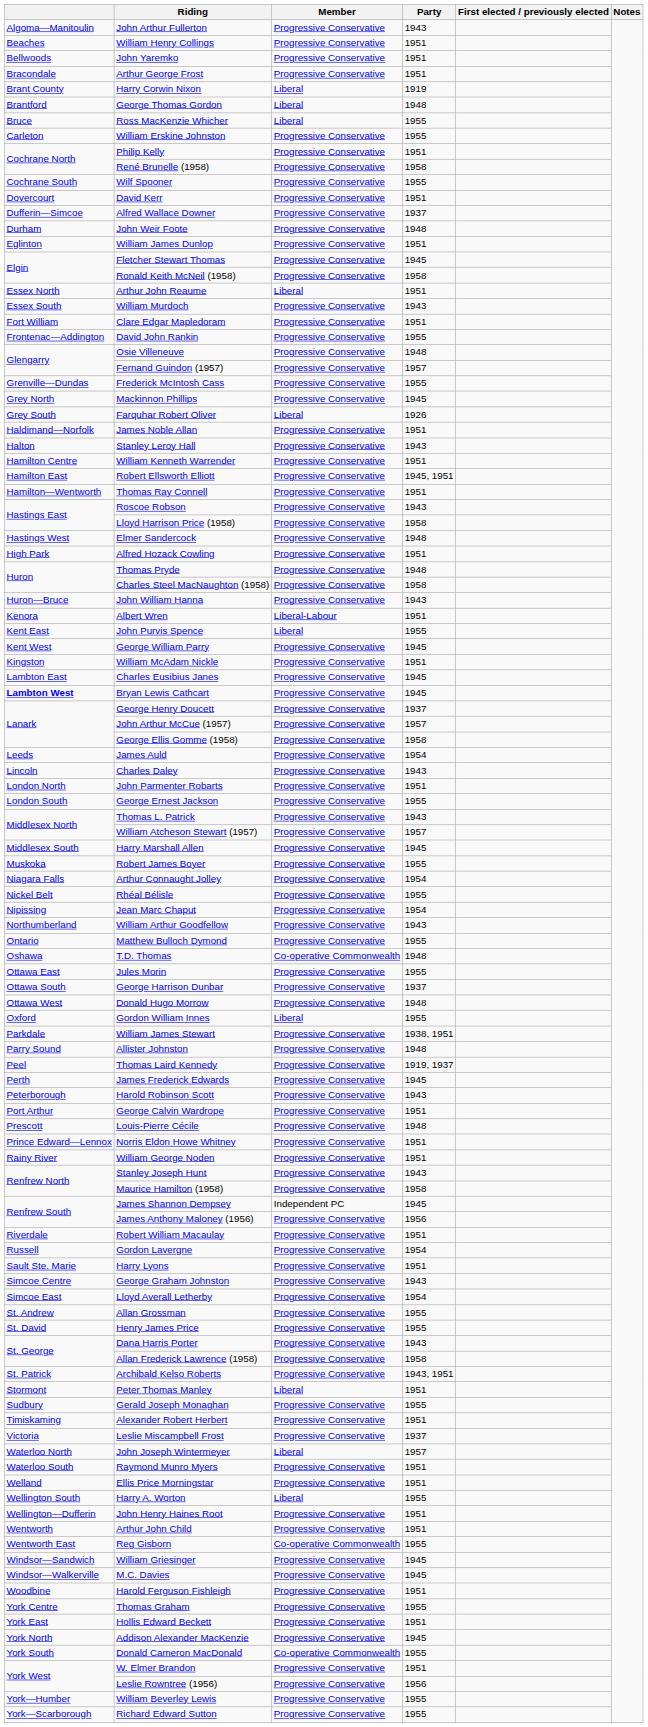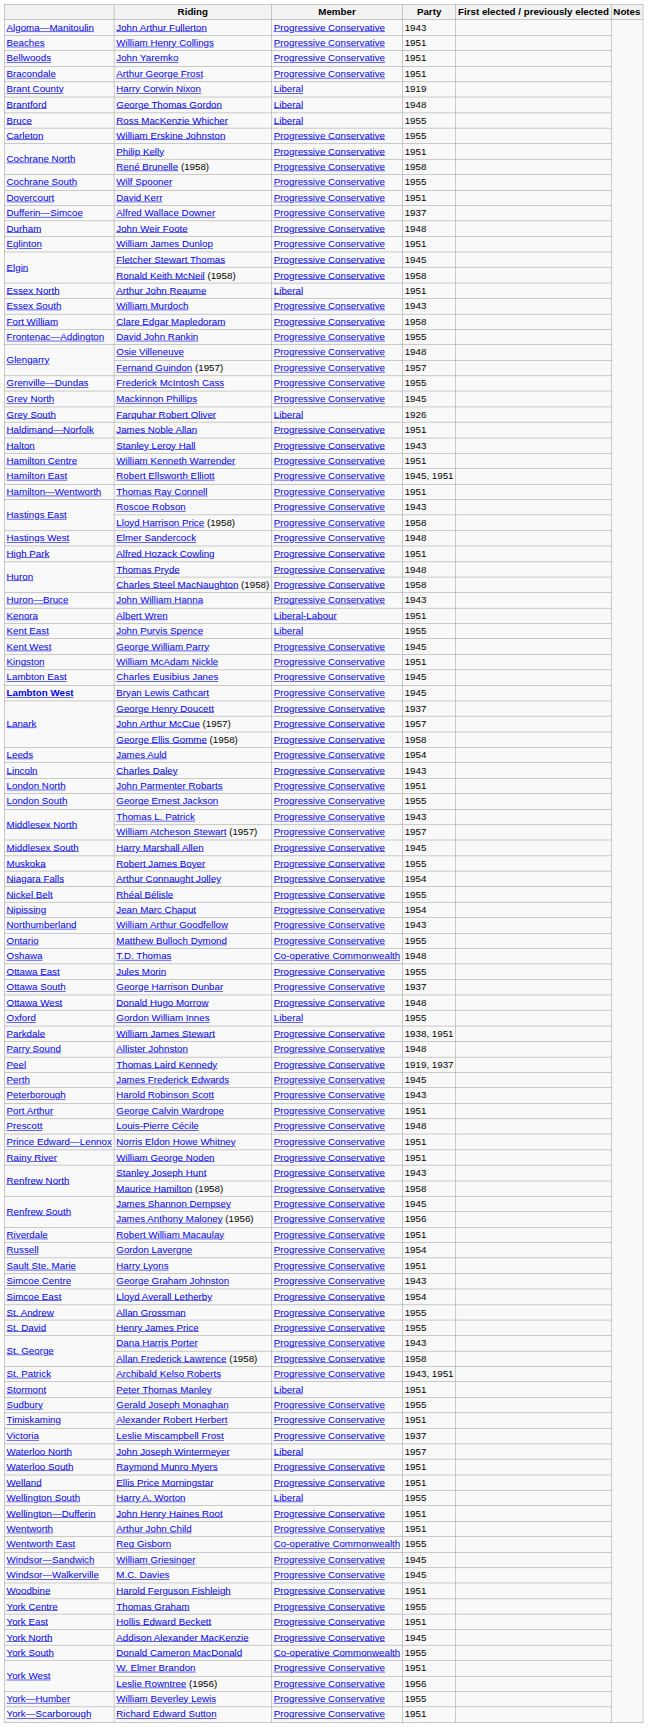(416, 321) 1951 -> (416, 321) 1958
(309, 1204) Independent PC -> (329, 1204) Progressive Conservative
(416, 1714) 1955 -> (416, 1714) 1951
